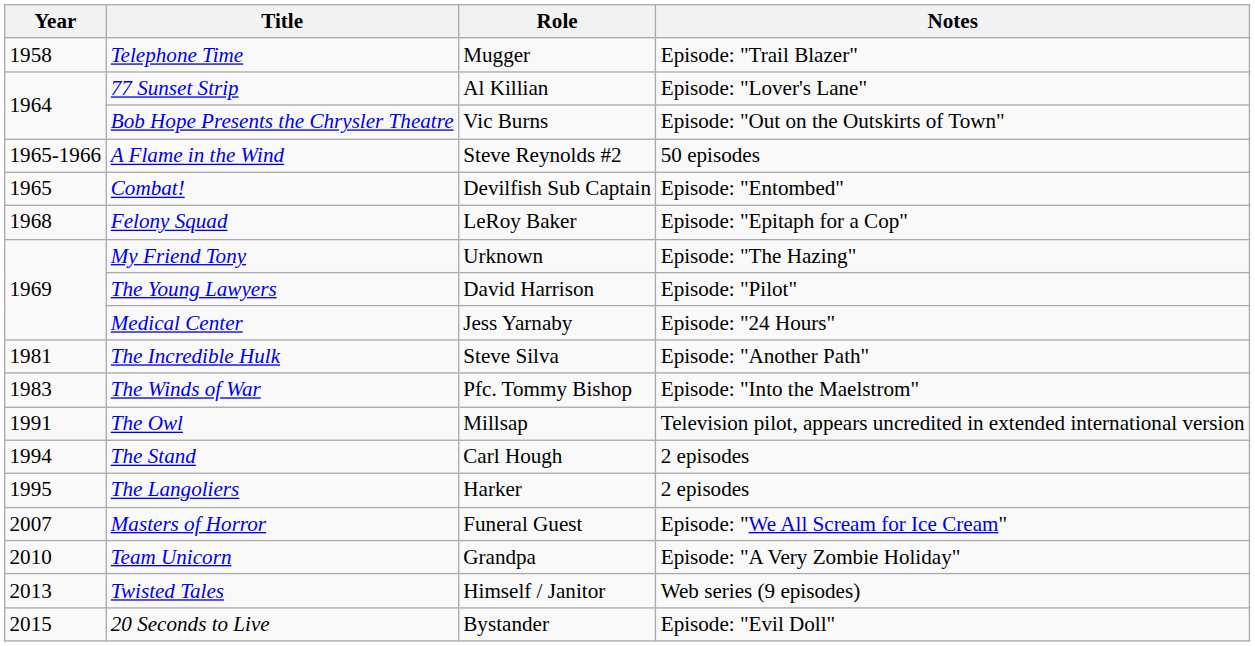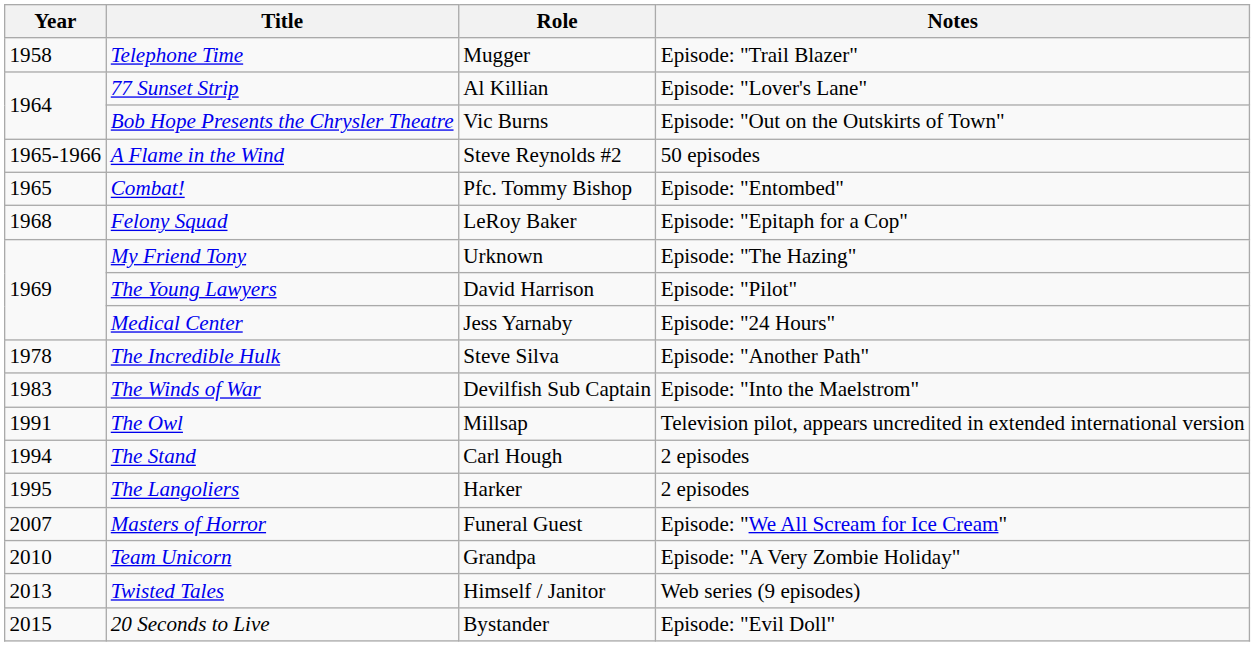(557, 188) Devilfish Sub Captain -> (548, 188) Pfc. Tommy Bishop
(31, 356) 1981 -> (31, 356) 1978
(548, 389) Pfc. Tommy Bishop -> (557, 389) Devilfish Sub Captain
